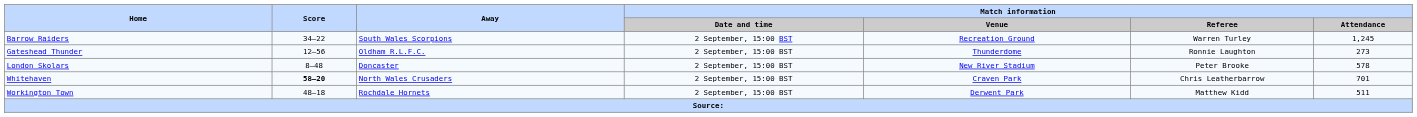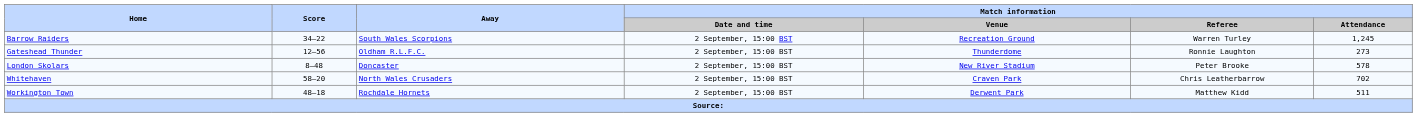(314, 79) bold -> (314, 79) normal
(1363, 79) 701 -> (1363, 79) 702
